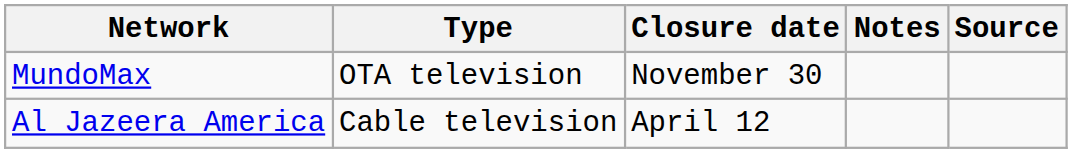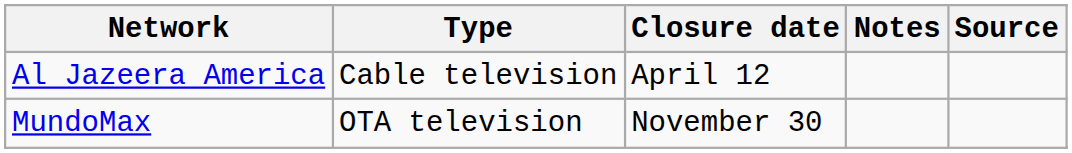rows swapped: (169, 123) <-> (82, 76)
